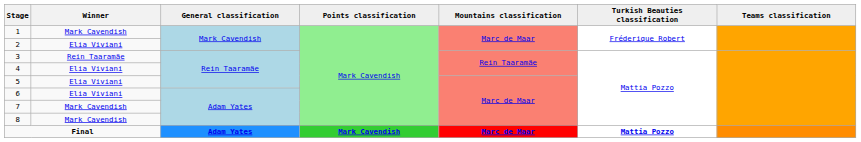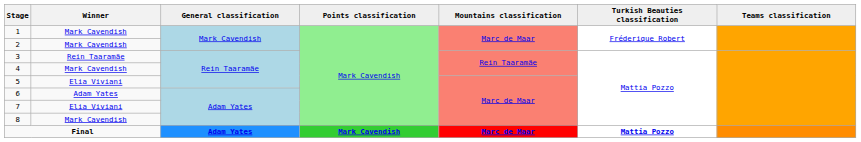(96, 44) Elia Viviani -> (96, 44) Mark Cavendish
(96, 69) Elia Viviani -> (96, 69) Mark Cavendish
(96, 94) Elia Viviani -> (96, 94) Adam Yates
(96, 106) Mark Cavendish -> (96, 106) Elia Viviani
